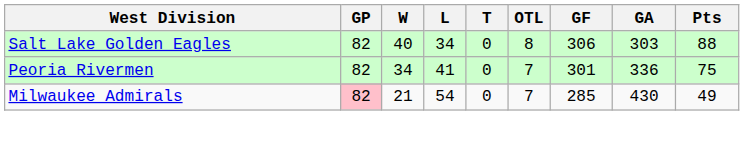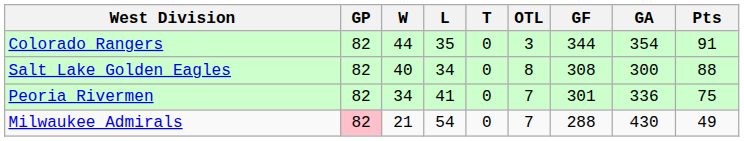+ row: (86, 44)
(581, 44) 306 -> (581, 70) 308
(644, 44) 303 -> (644, 70) 300
(581, 97) 285 -> (581, 123) 288
